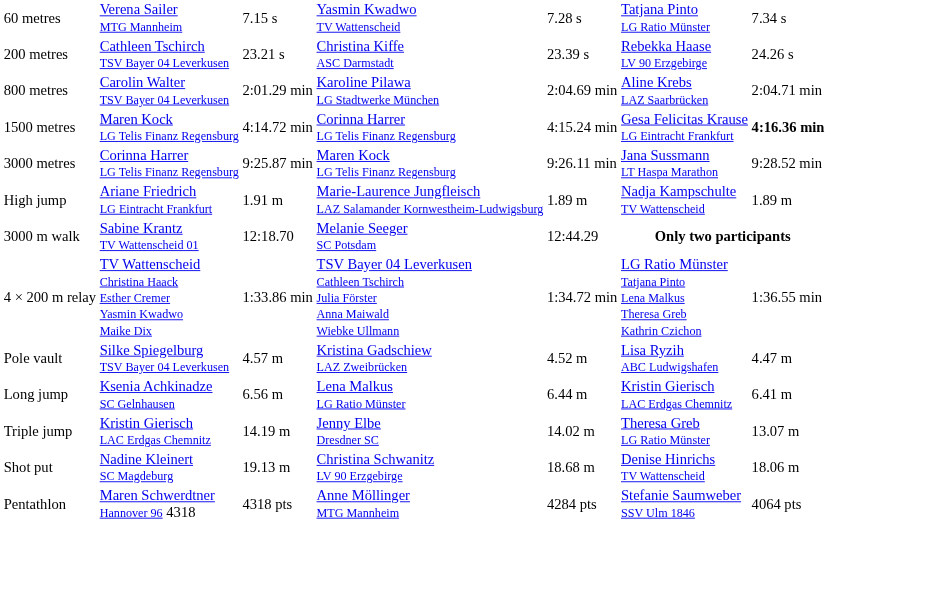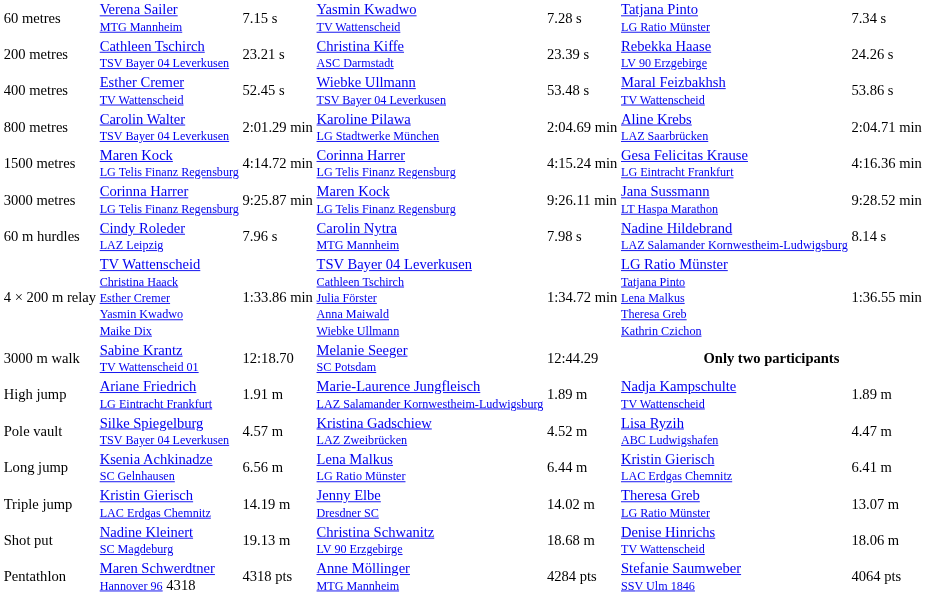+ row: (36, 90)
(788, 127) bold -> (887, 163) normal
+ row: (42, 236)
rows swapped: (50, 297) <-> (35, 200)
